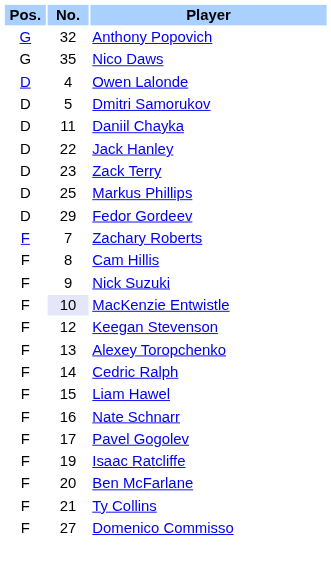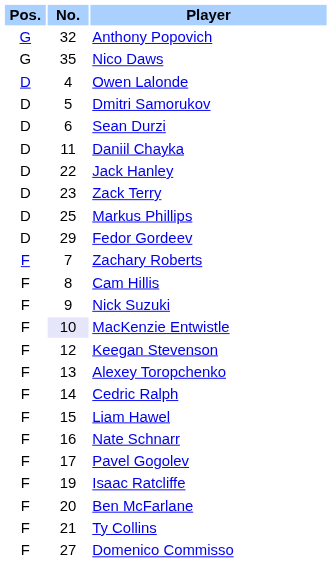+ row: (129, 126)
